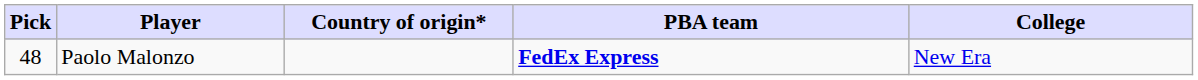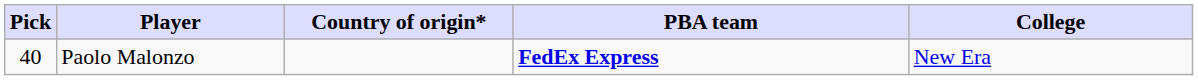(30, 56) 48 -> (30, 56) 40
